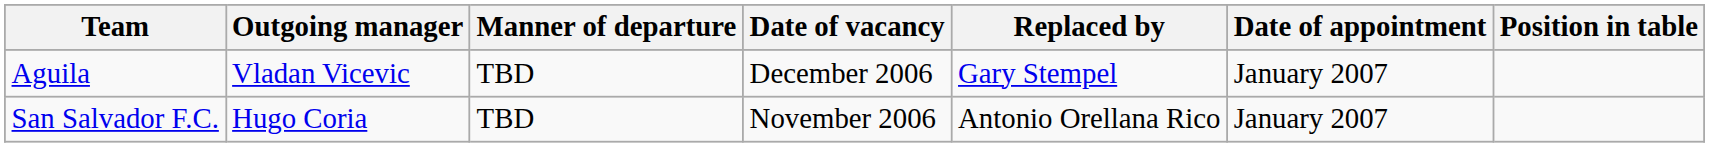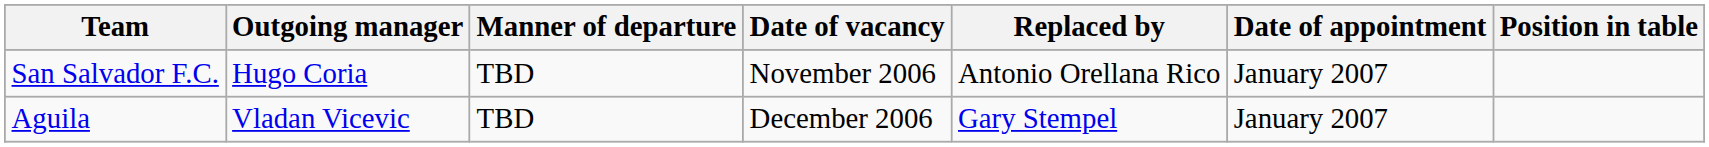rows swapped: (115, 118) <-> (51, 73)
